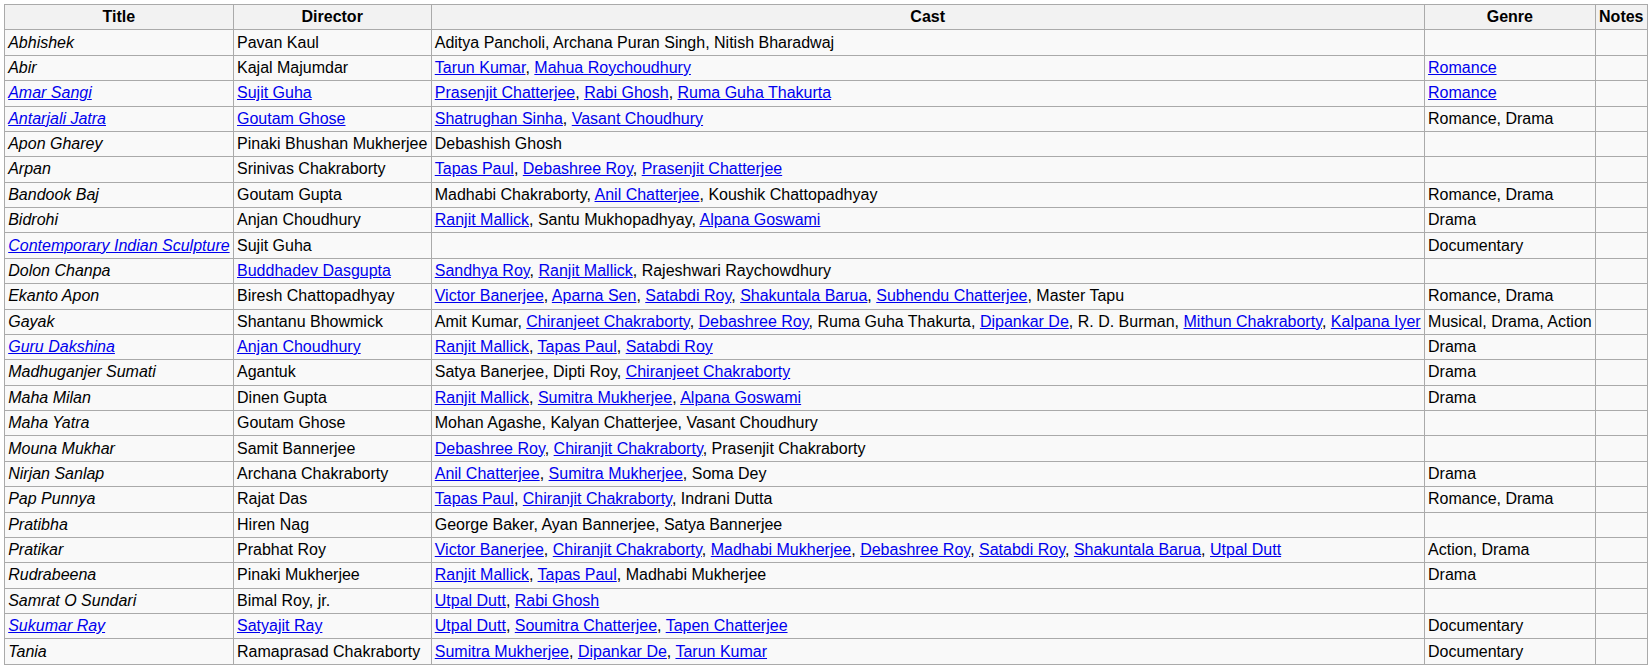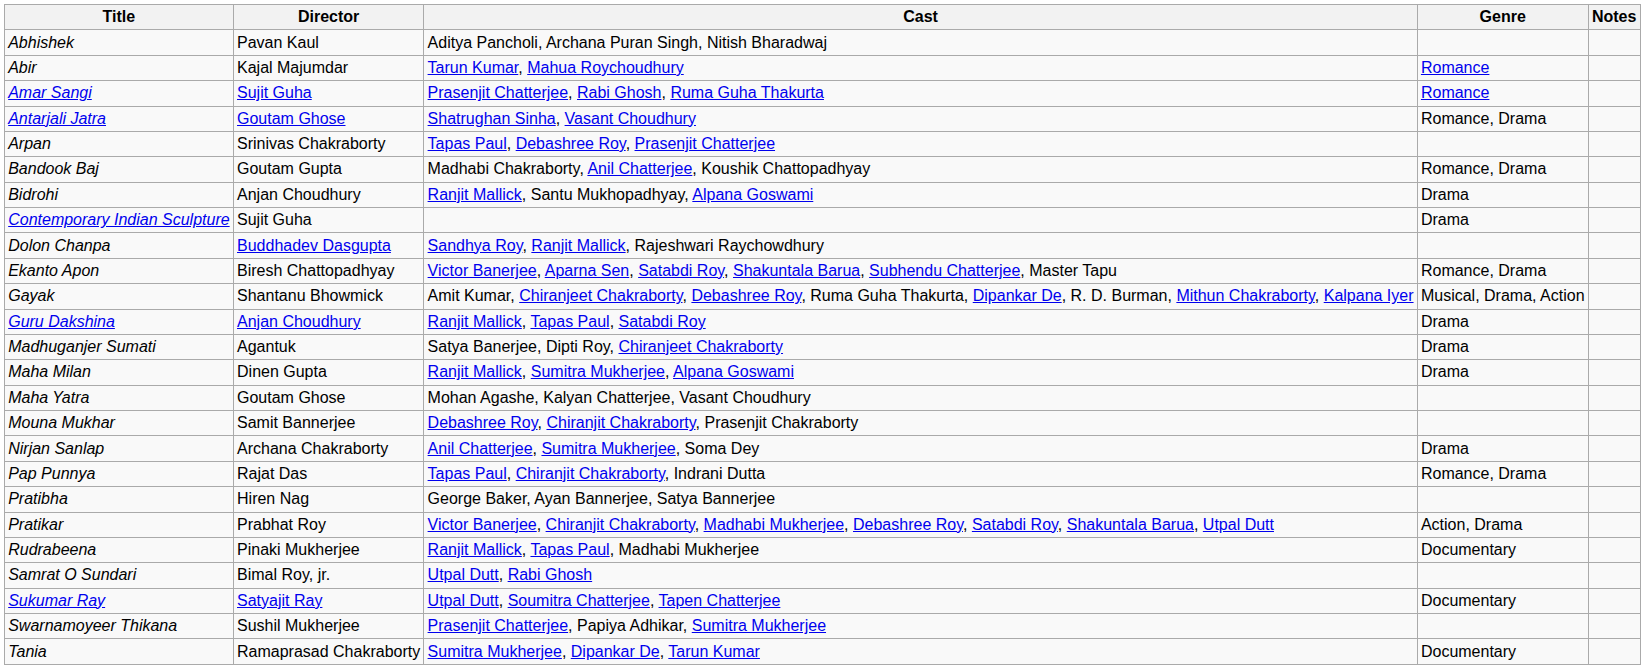- row: (55, 144)
(1476, 245) Documentary -> (1445, 220) Drama
(1452, 575) Drama -> (1468, 550) Documentary
+ row: (93, 626)
